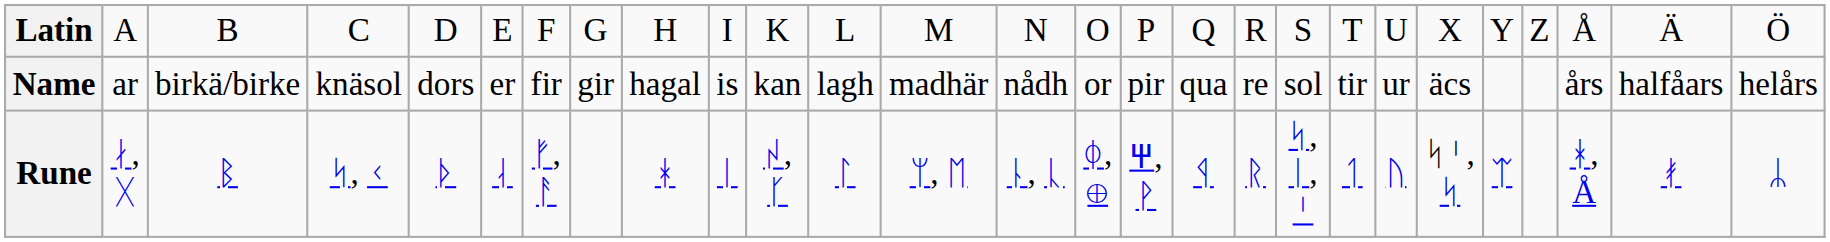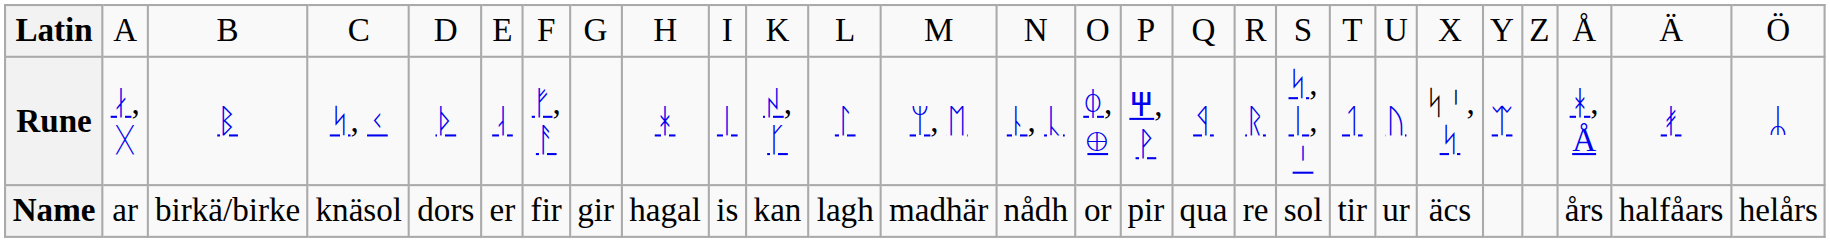rows swapped: (54, 173) <-> (54, 83)
